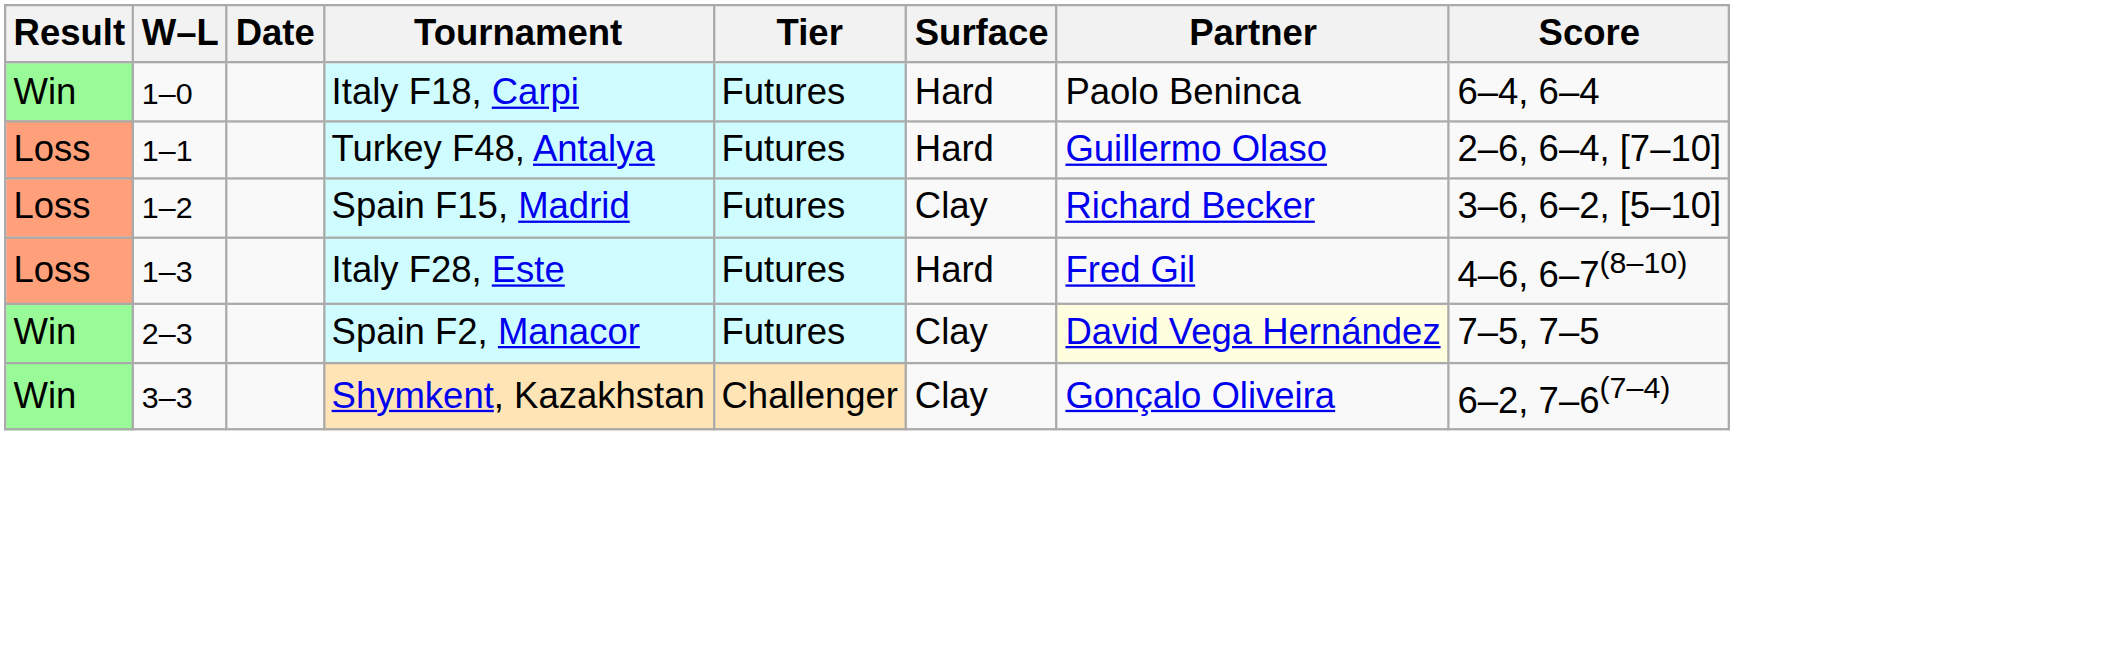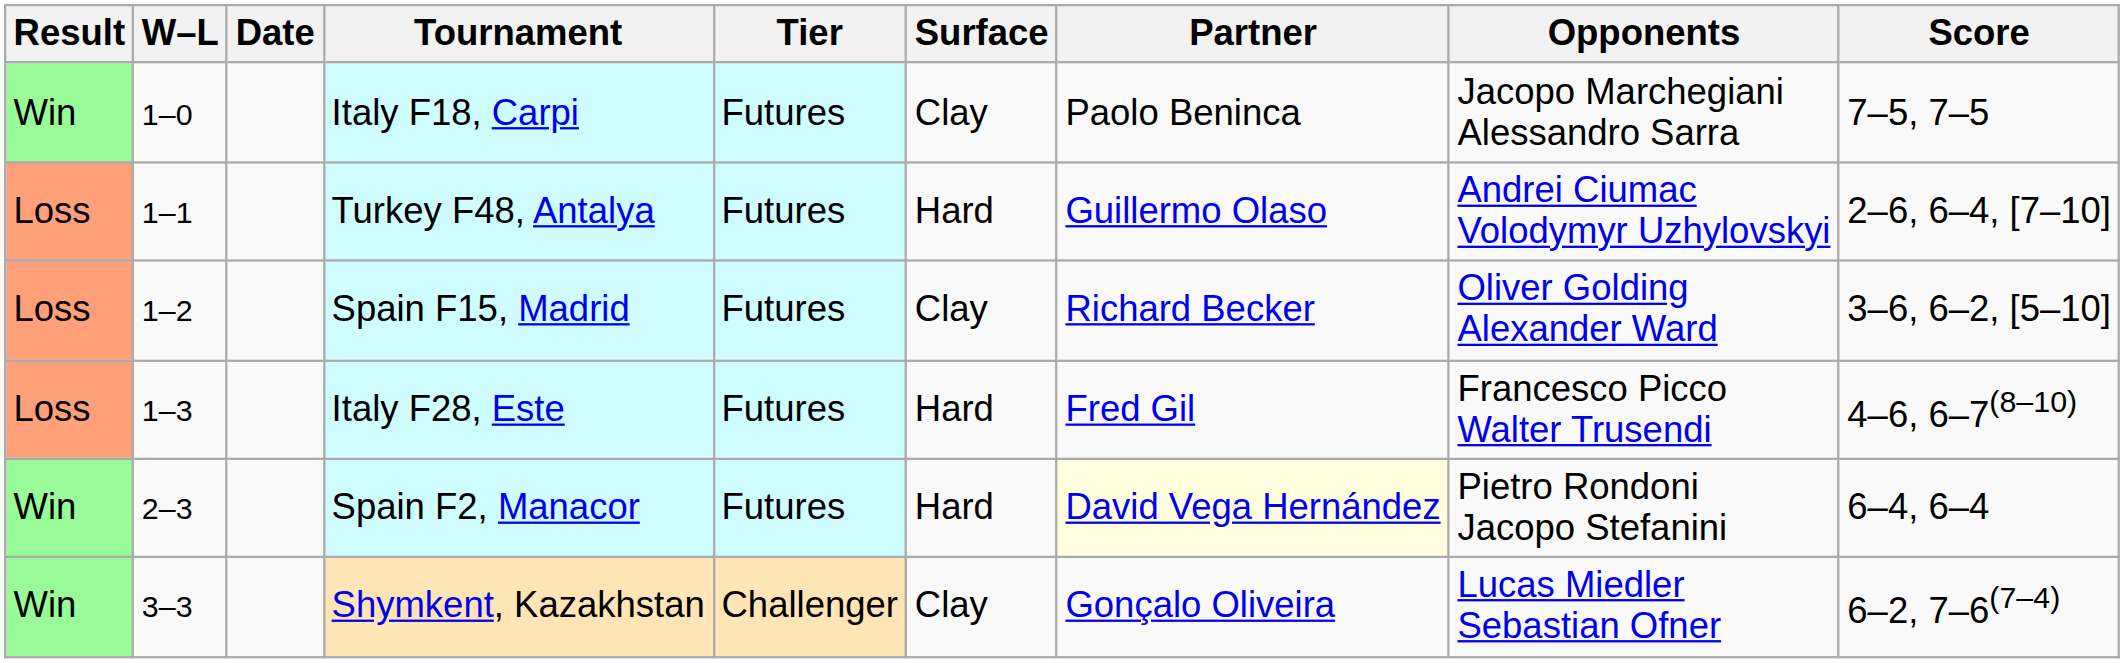+ column: (1644, 33)
(954, 91) Hard -> (951, 111) Clay
(1528, 91) 6–4, 6–4 -> (1918, 111) 7–5, 7–5
(951, 332) Clay -> (954, 507) Hard
(1528, 332) 7–5, 7–5 -> (1918, 507) 6–4, 6–4
